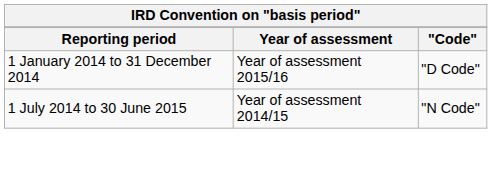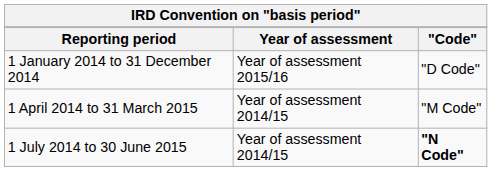+ row: (103, 108)
(451, 108) normal -> (443, 147) bold
